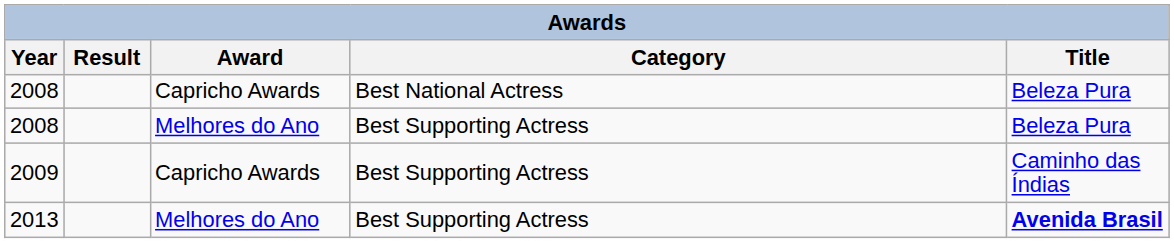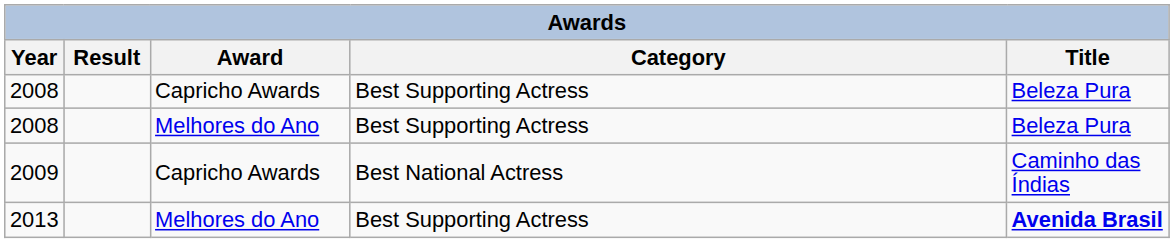(459, 92) Best National Actress -> (472, 92) Best Supporting Actress
(472, 173) Best Supporting Actress -> (459, 173) Best National Actress
